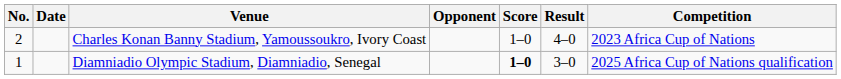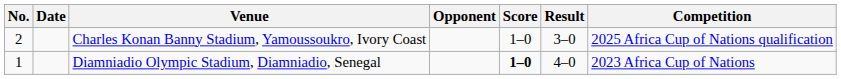(564, 39) 4–0 -> (564, 39) 3–0
(673, 39) 2023 Africa Cup of Nations -> (712, 39) 2025 Africa Cup of Nations qualification
(564, 62) 3–0 -> (564, 62) 4–0
(712, 62) 2025 Africa Cup of Nations qualification -> (673, 62) 2023 Africa Cup of Nations
